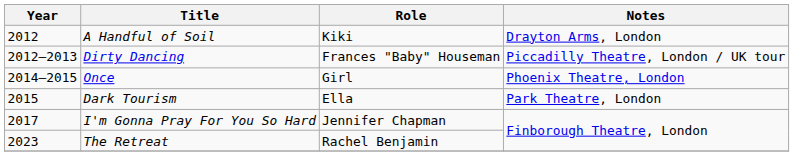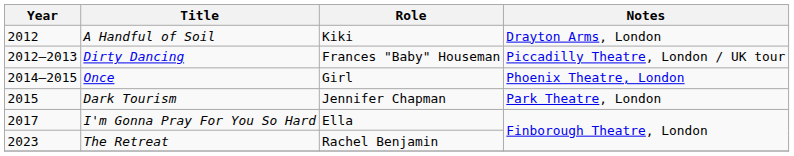(338, 99) Ella -> (384, 99) Jennifer Chapman
(384, 120) Jennifer Chapman -> (338, 120) Ella
